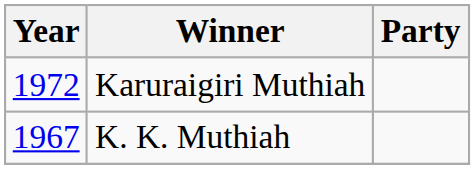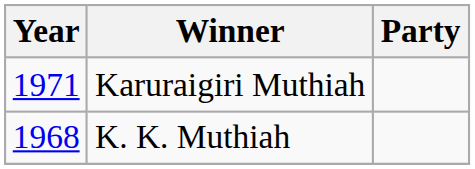(46, 84) 1972 -> (46, 84) 1971
(46, 137) 1967 -> (46, 137) 1968
